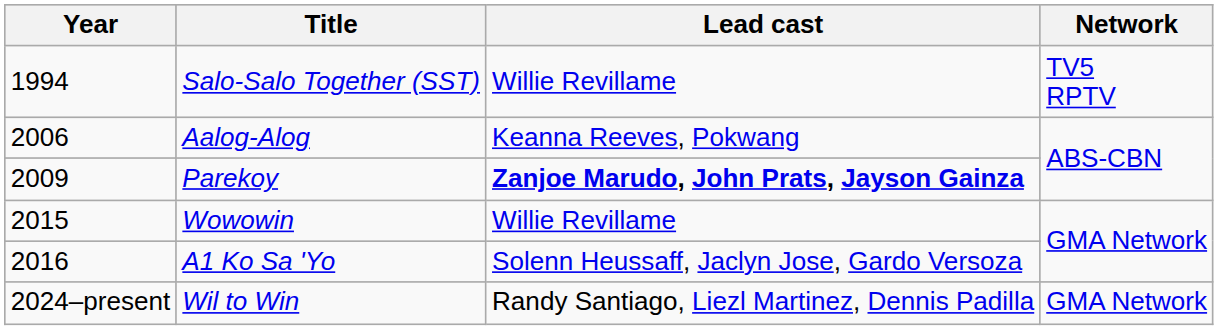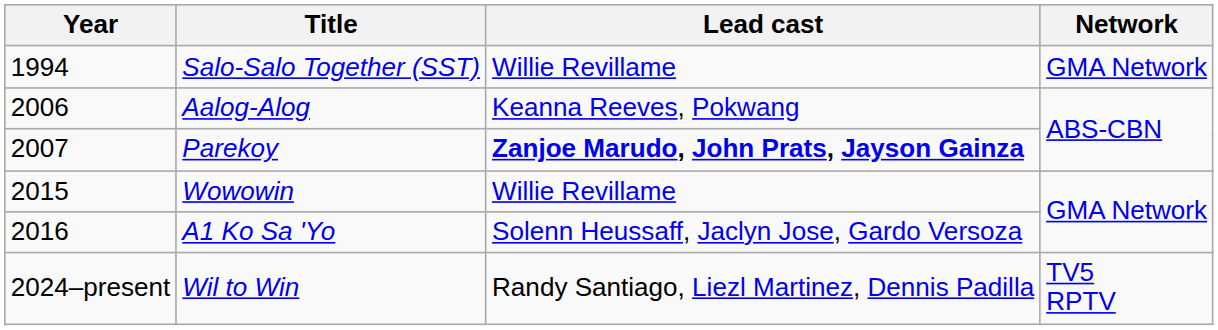(1081, 81) TV5 RPTV -> (1127, 66) GMA Network
(40, 178) 2009 -> (40, 149) 2007
(1127, 302) GMA Network -> (1081, 288) TV5 RPTV
